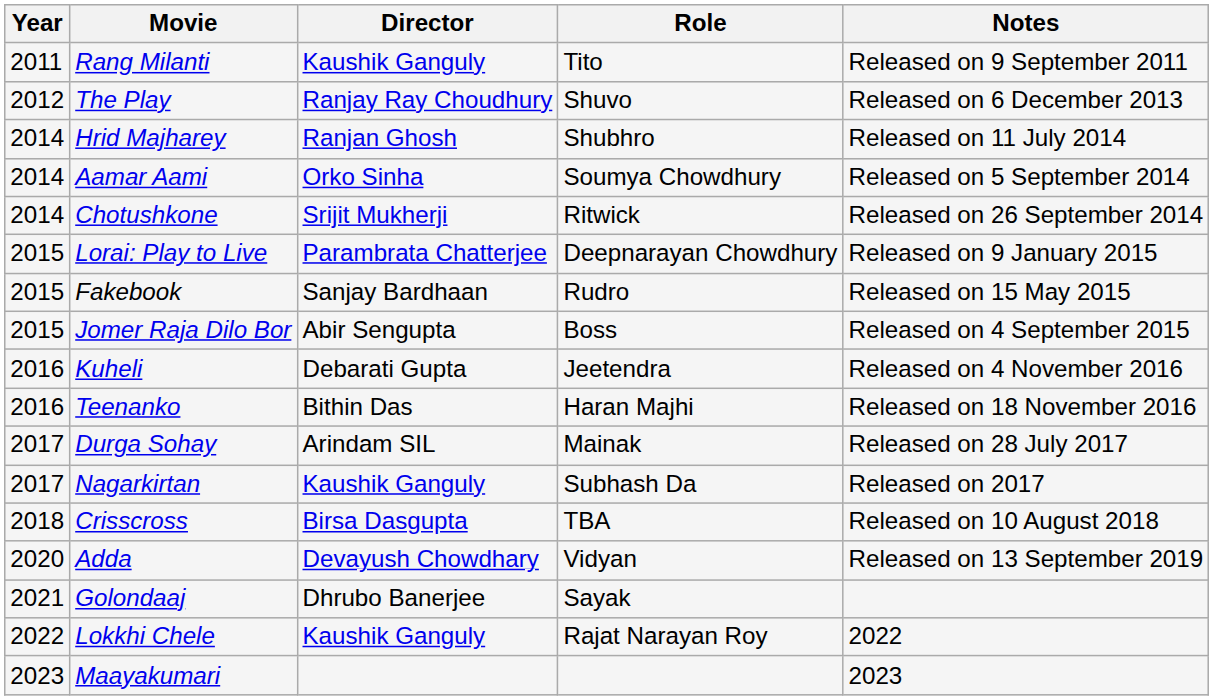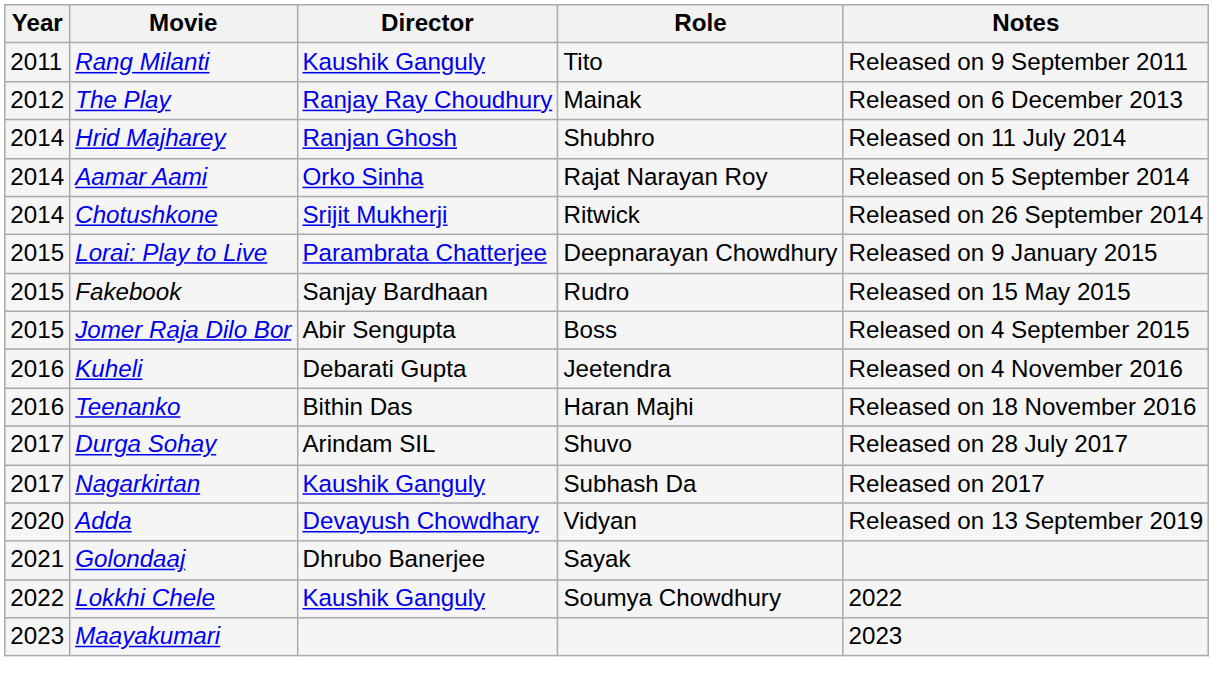(598, 100) Shuvo -> (602, 100) Mainak
(672, 176) Soumya Chowdhury -> (665, 176) Rajat Narayan Roy
(602, 445) Mainak -> (598, 445) Shuvo
- row: (132, 521)
(665, 636) Rajat Narayan Roy -> (672, 598) Soumya Chowdhury
